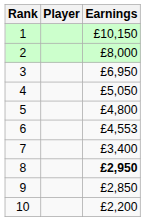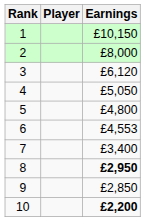(119, 72) £6,950 -> (119, 72) £6,120
(119, 207) normal -> (119, 207) bold
